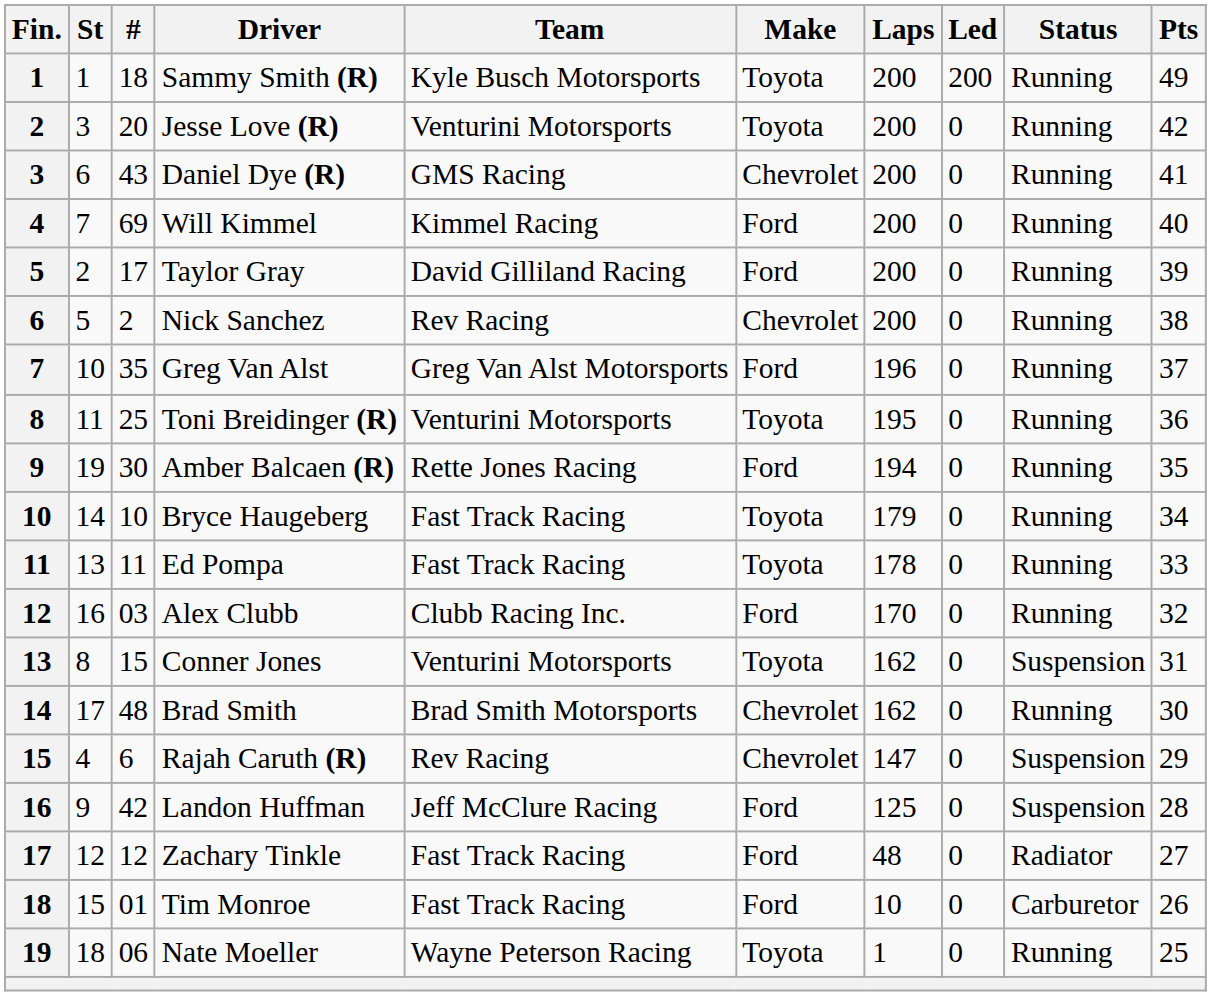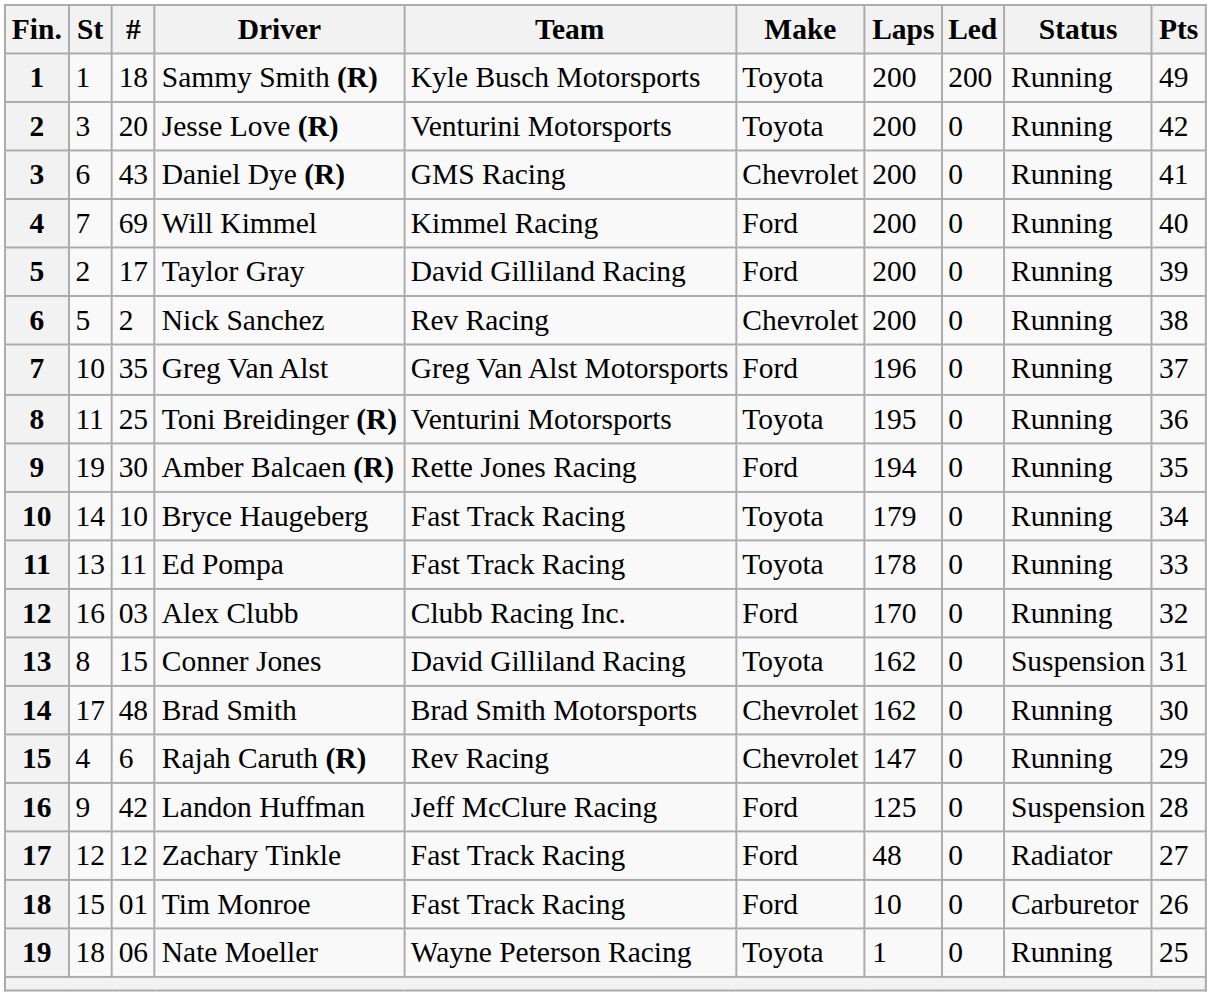(541, 661) Venturini Motorsports -> (548, 661) David Gilliland Racing
(1078, 758) Suspension -> (1062, 758) Running
